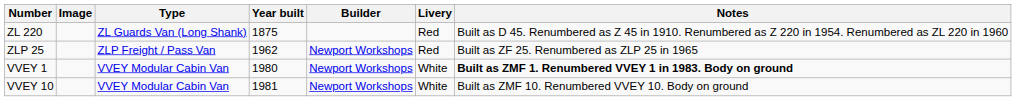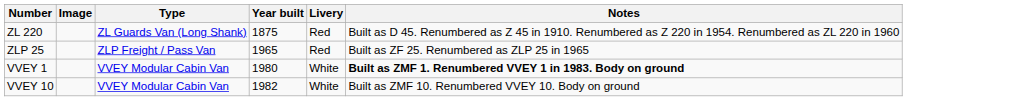- column: (361, 13)
(265, 50) 1962 -> (265, 50) 1965
(265, 86) 1981 -> (265, 86) 1982
